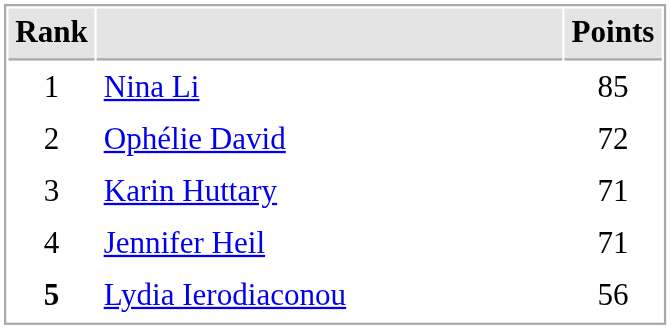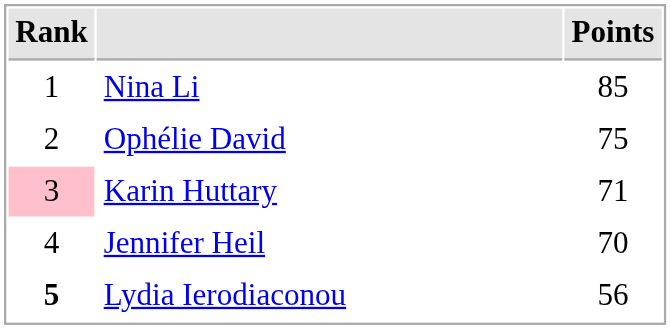(613, 138) 72 -> (613, 138) 75
(52, 190) no background -> (52, 190) pink background
(613, 242) 71 -> (613, 242) 70
